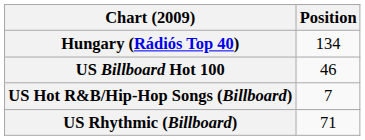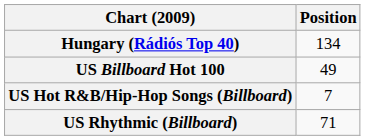(328, 69) 46 -> (328, 69) 49
